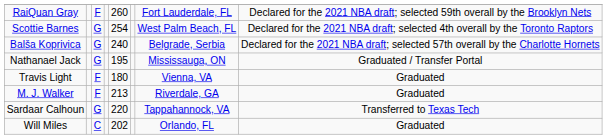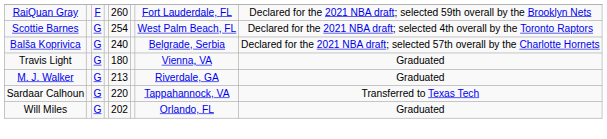- row: (45, 61)
(98, 77) F -> (98, 61) G
(98, 93) F -> (98, 77) G
(98, 126) C -> (98, 110) G
